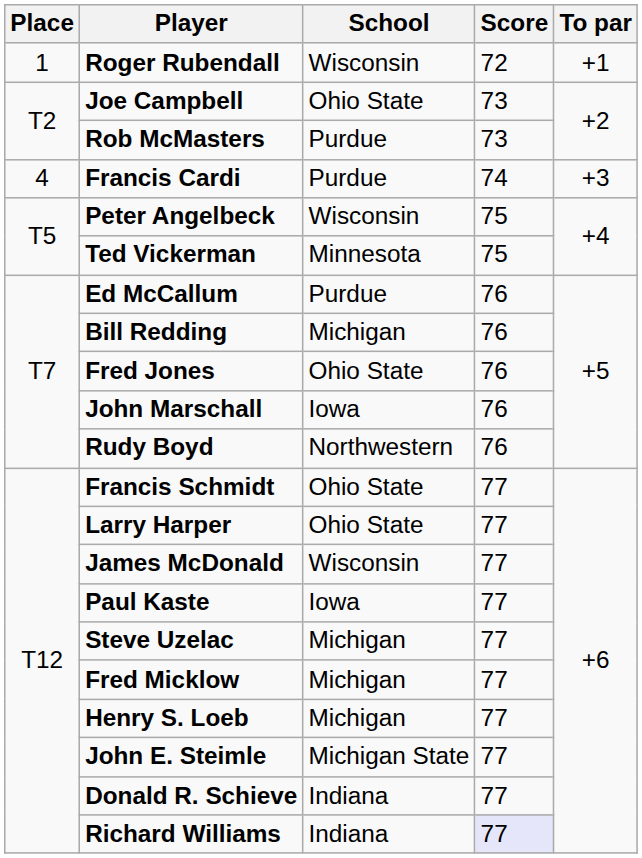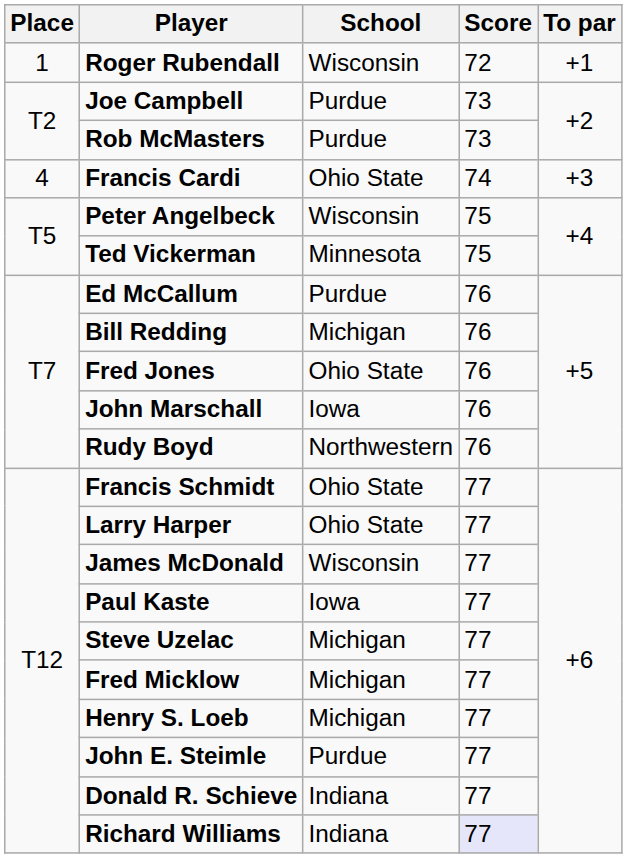(366, 100) Ohio State -> (348, 100) Purdue
(348, 178) Purdue -> (366, 178) Ohio State
(389, 756) Michigan State -> (348, 756) Purdue
